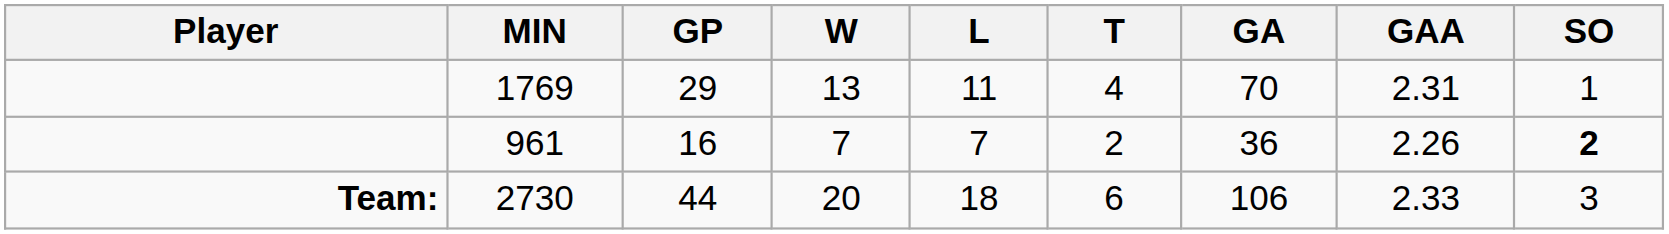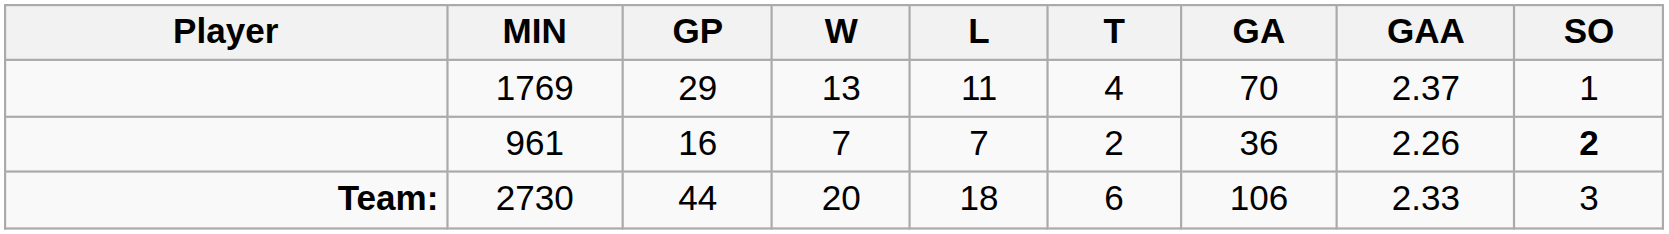(1426, 87) 2.31 -> (1426, 87) 2.37
